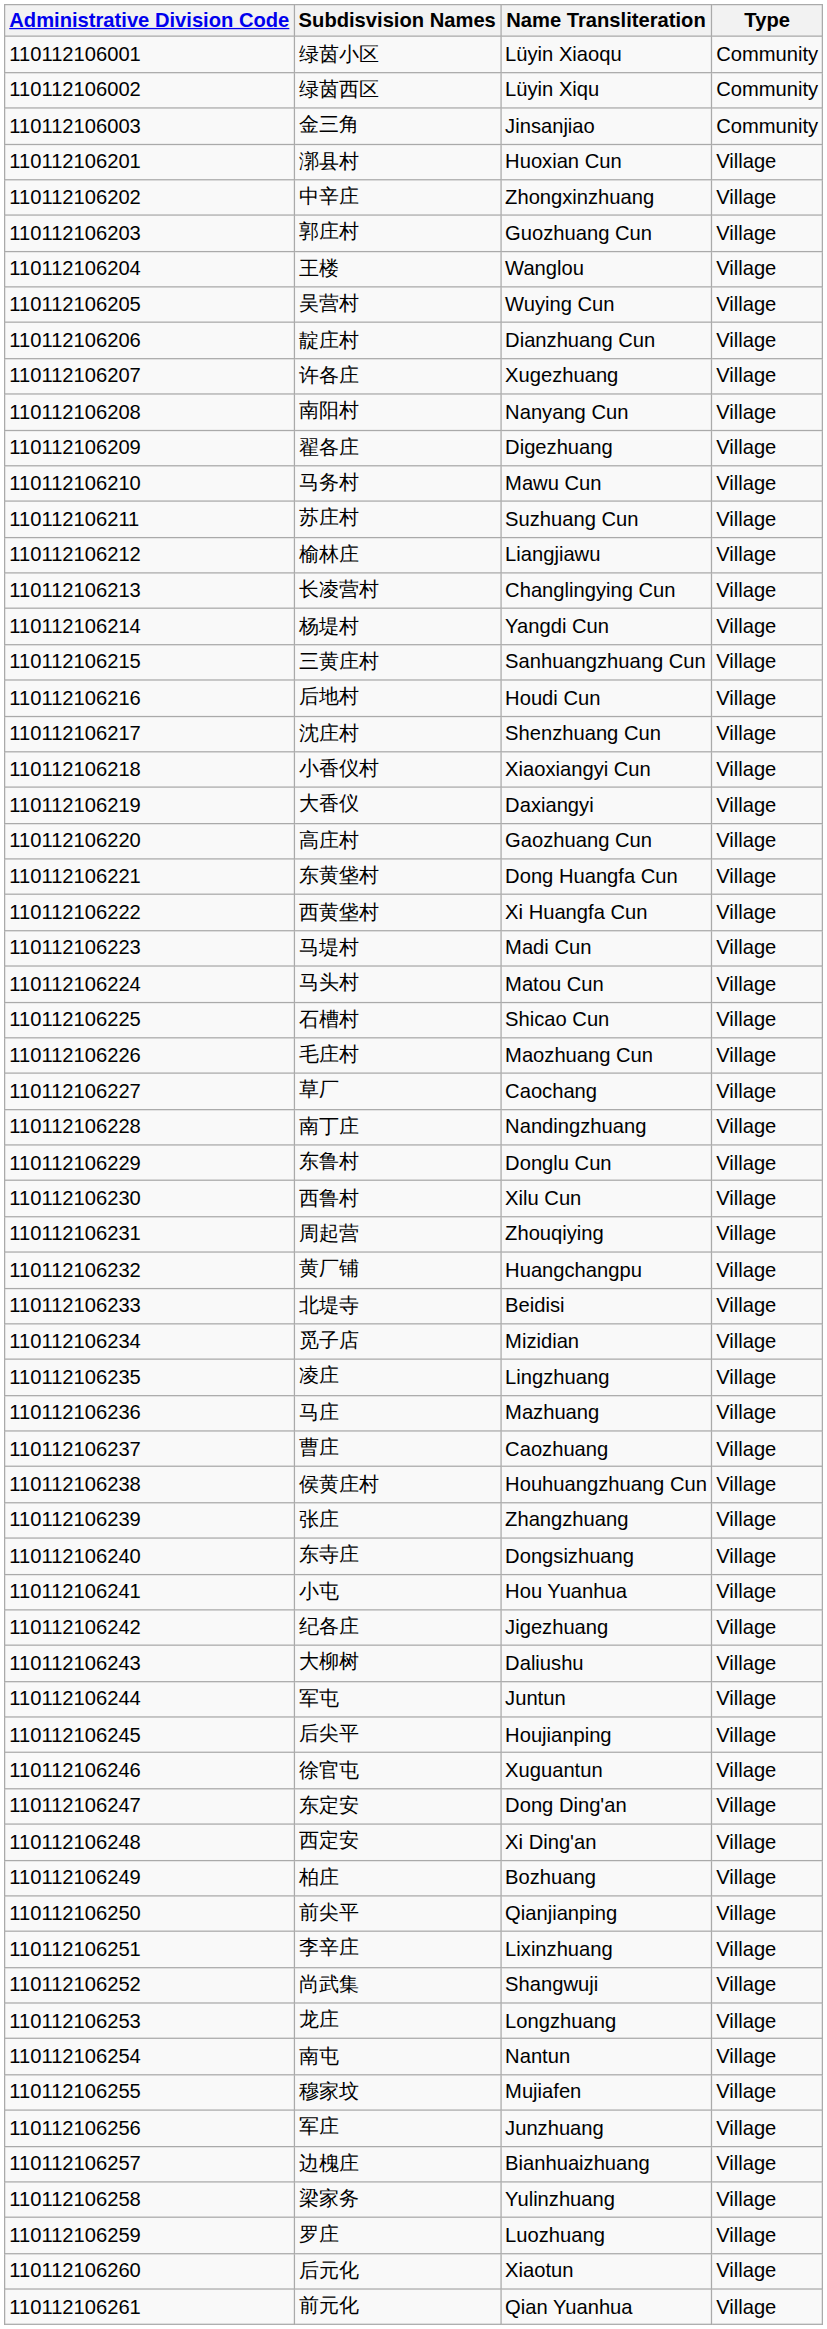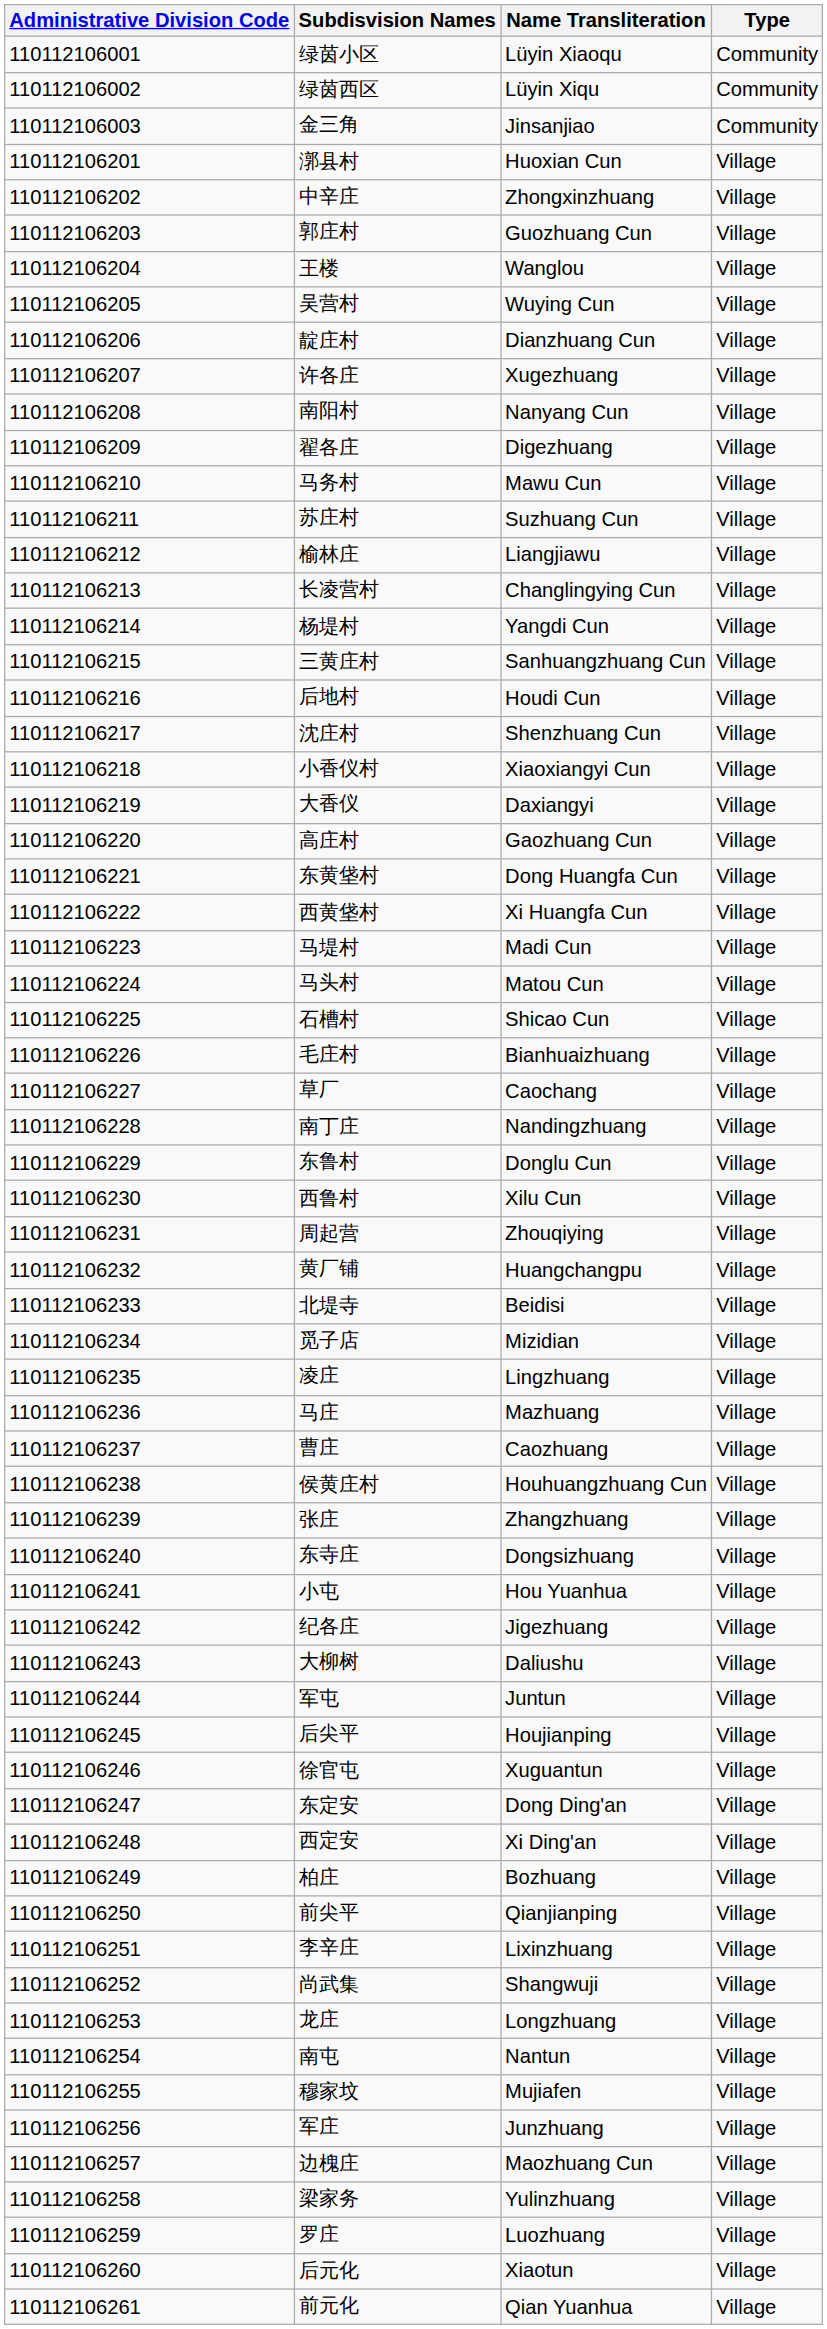(579, 1055) Maozhuang Cun -> (577, 1055) Bianhuaizhuang
(577, 2163) Bianhuaizhuang -> (579, 2163) Maozhuang Cun
